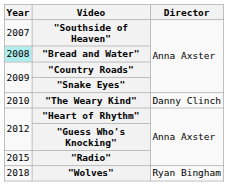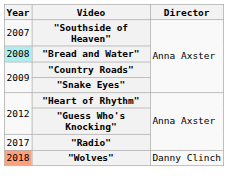- row: (91, 100)
(18, 158) 2015 -> (18, 142) 2017
(18, 173) no background -> (18, 158) lightsalmon background
(187, 173) Ryan Bingham -> (187, 158) Danny Clinch
